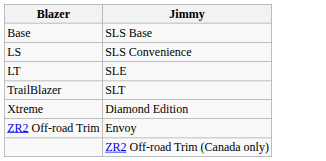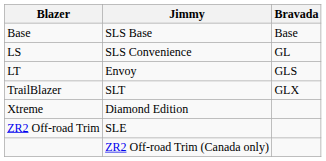+ column: (296, 14)
(116, 71) SLE -> (121, 71) Envoy
(121, 128) Envoy -> (116, 128) SLE
